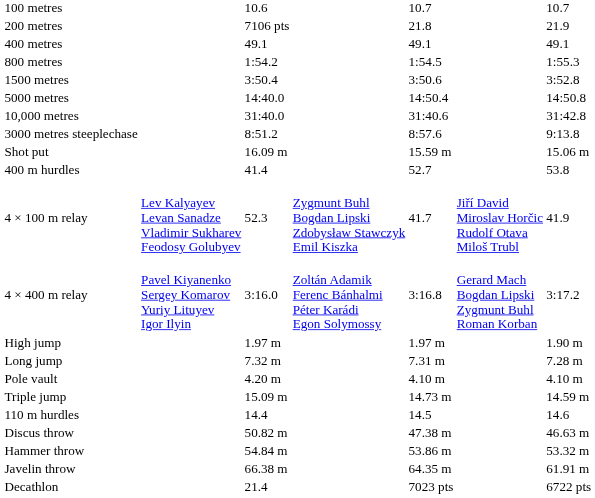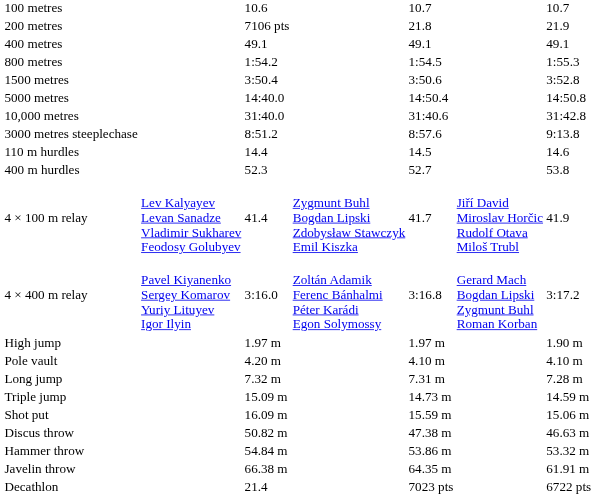rows swapped: (42, 414) <-> (27, 152)
(256, 170) 41.4 -> (256, 170) 52.3
(256, 217) 52.3 -> (256, 217) 41.4
rows swapped: (31, 378) <-> (33, 360)
